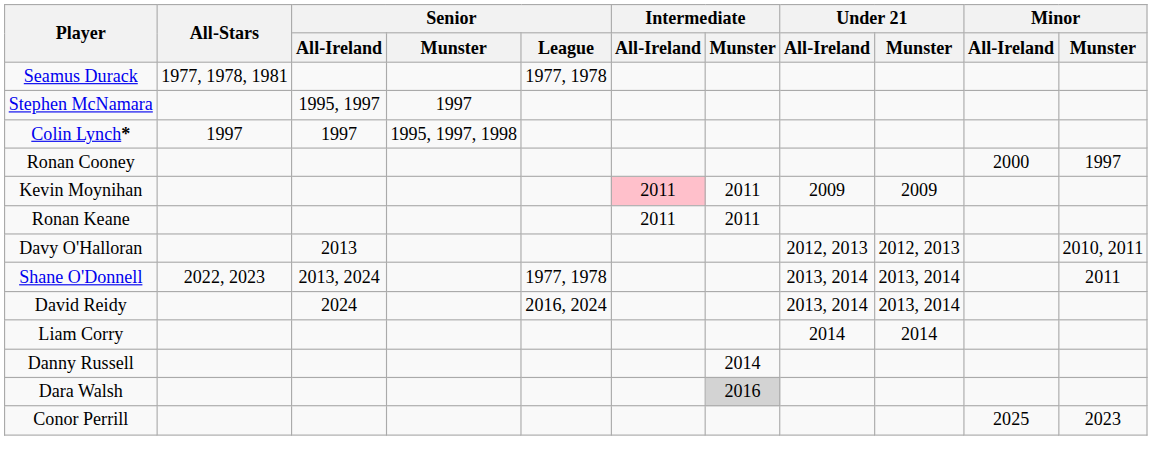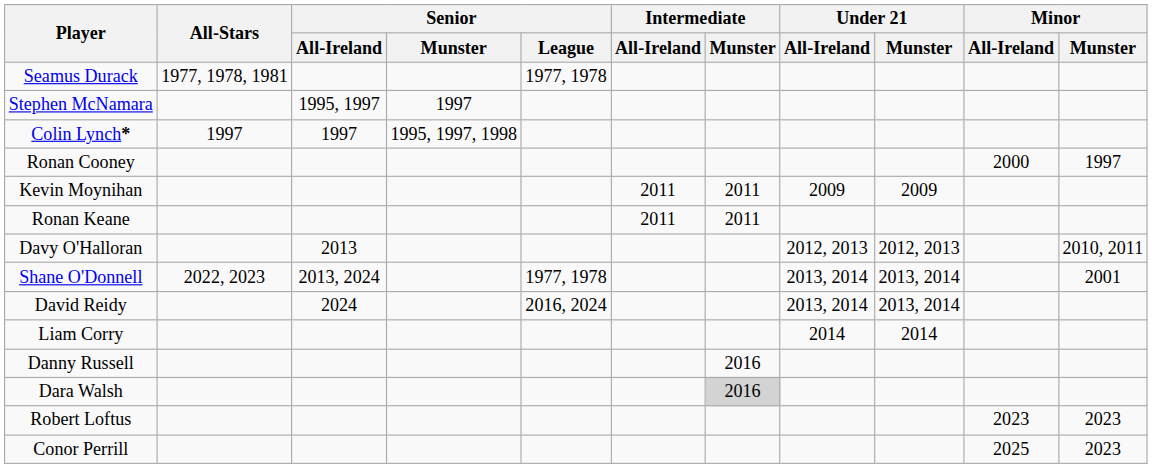(658, 190) pink background -> (658, 190) no background
(1103, 276) 2011 -> (1103, 276) 2001
(743, 362) 2014 -> (743, 362) 2016
+ row: (81, 420)
